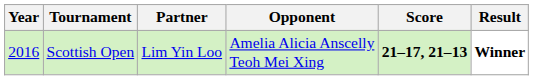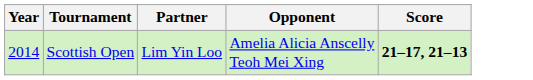- column: (500, 17)
(24, 52) 2016 -> (24, 52) 2014
